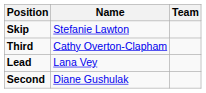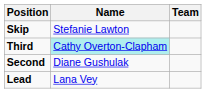(110, 46) no background -> (110, 46) paleturquoise background
rows swapped: (26, 79) <-> (19, 63)
